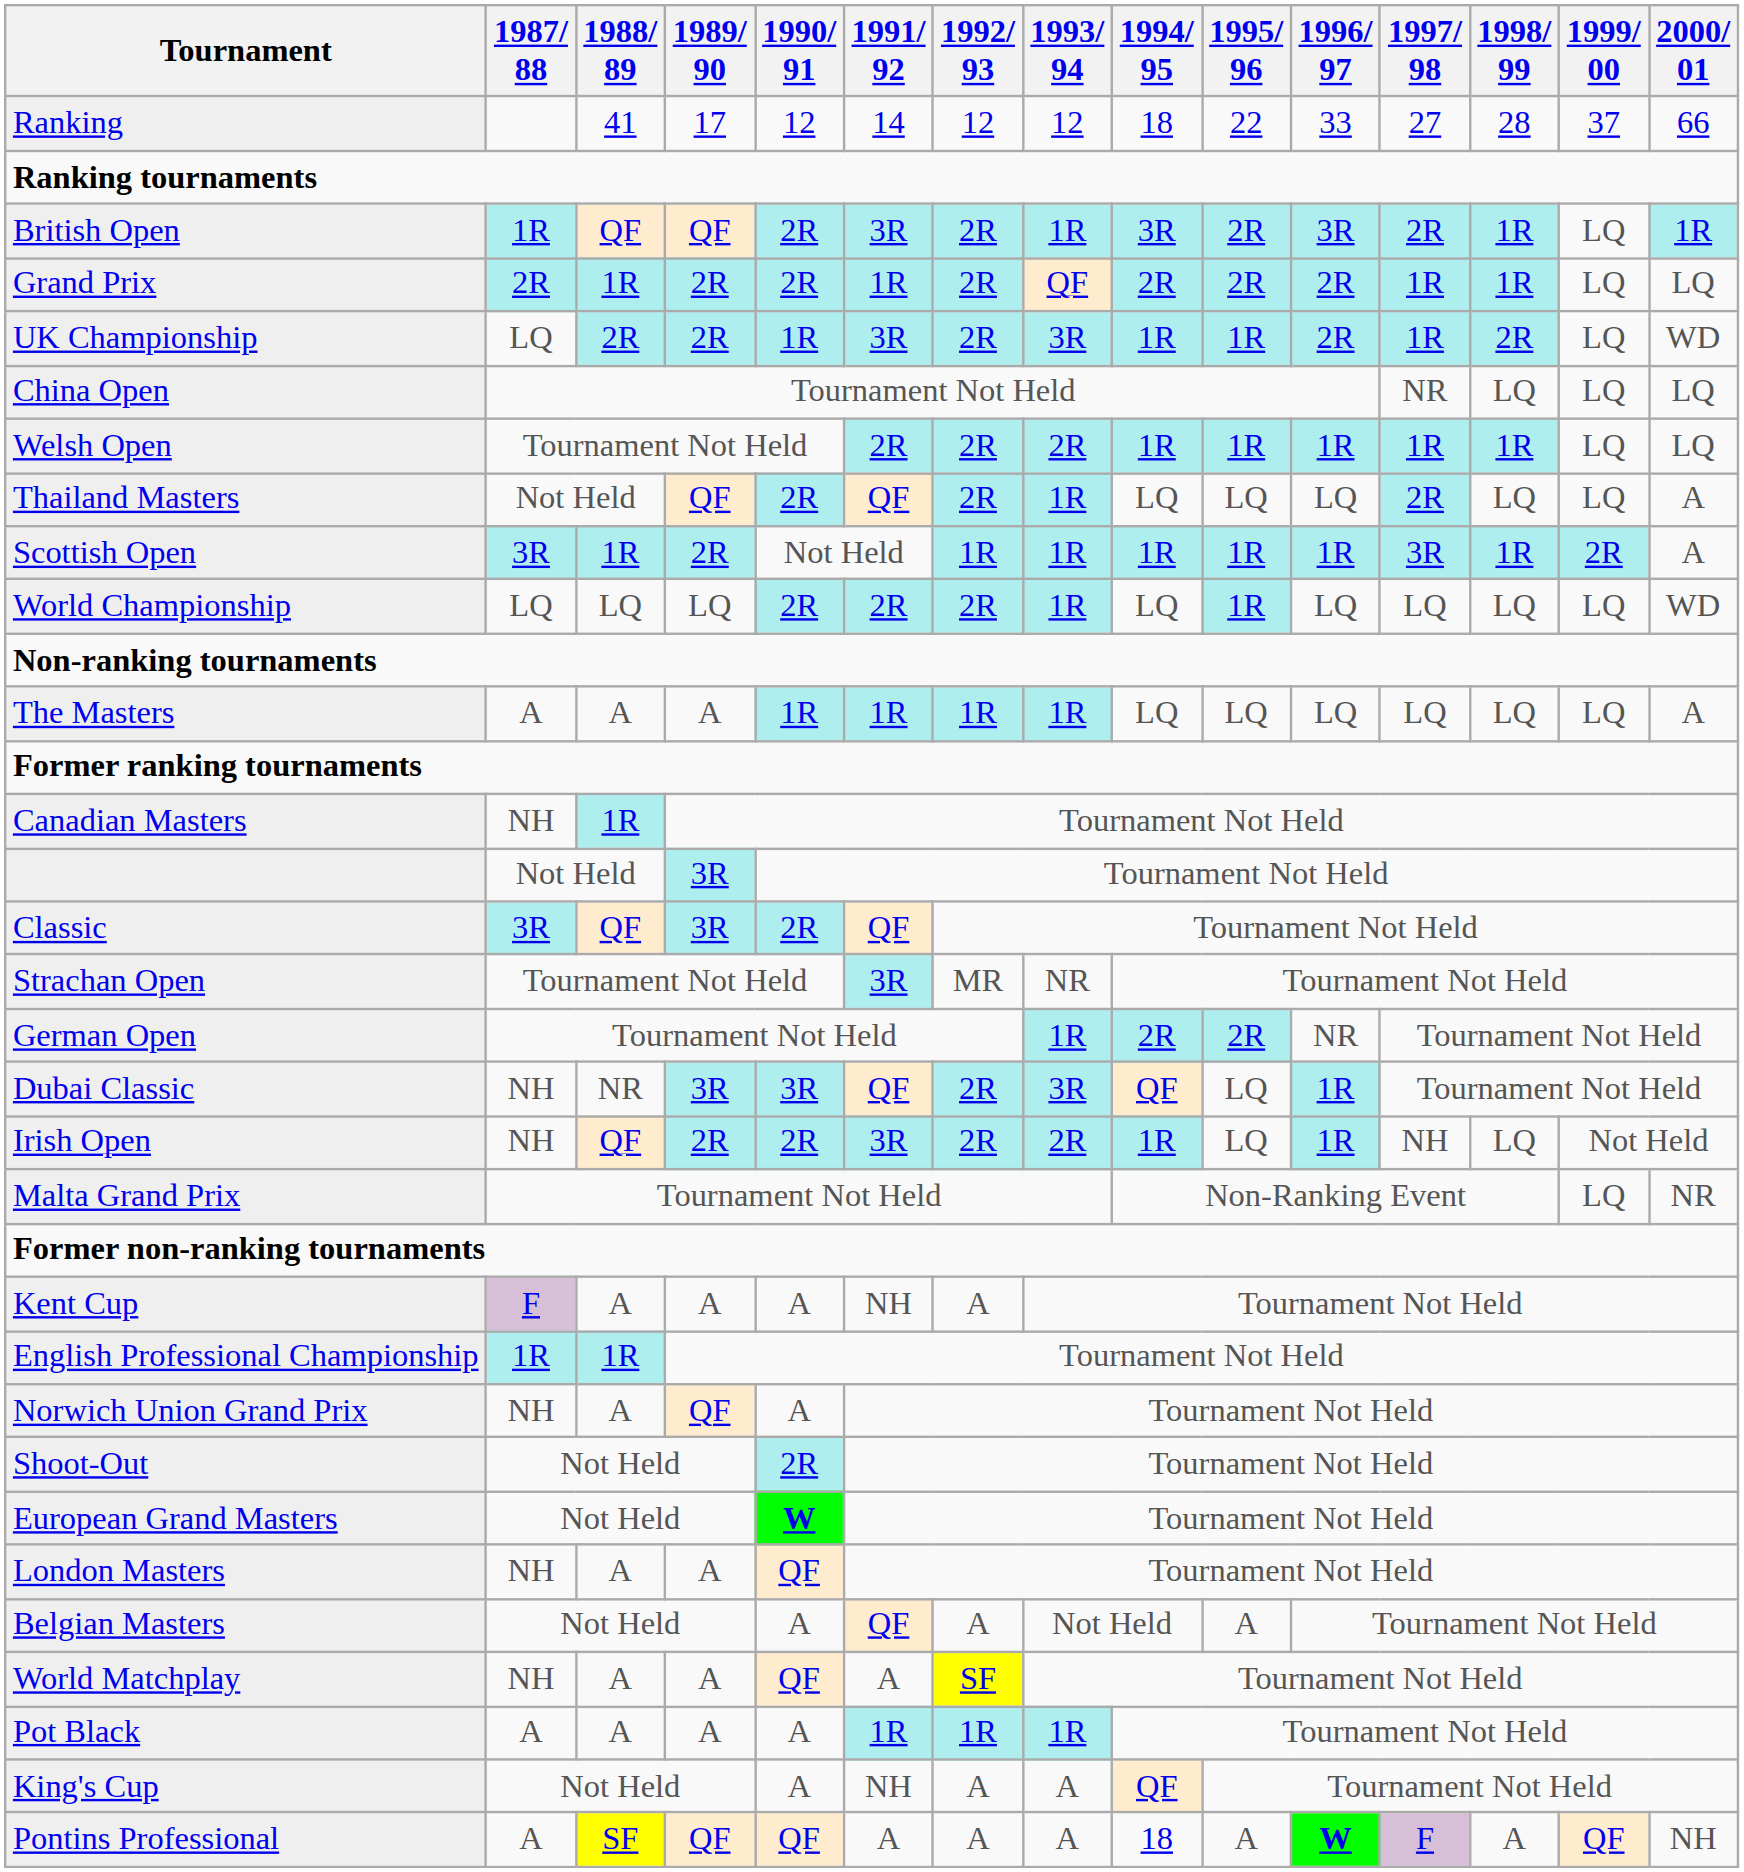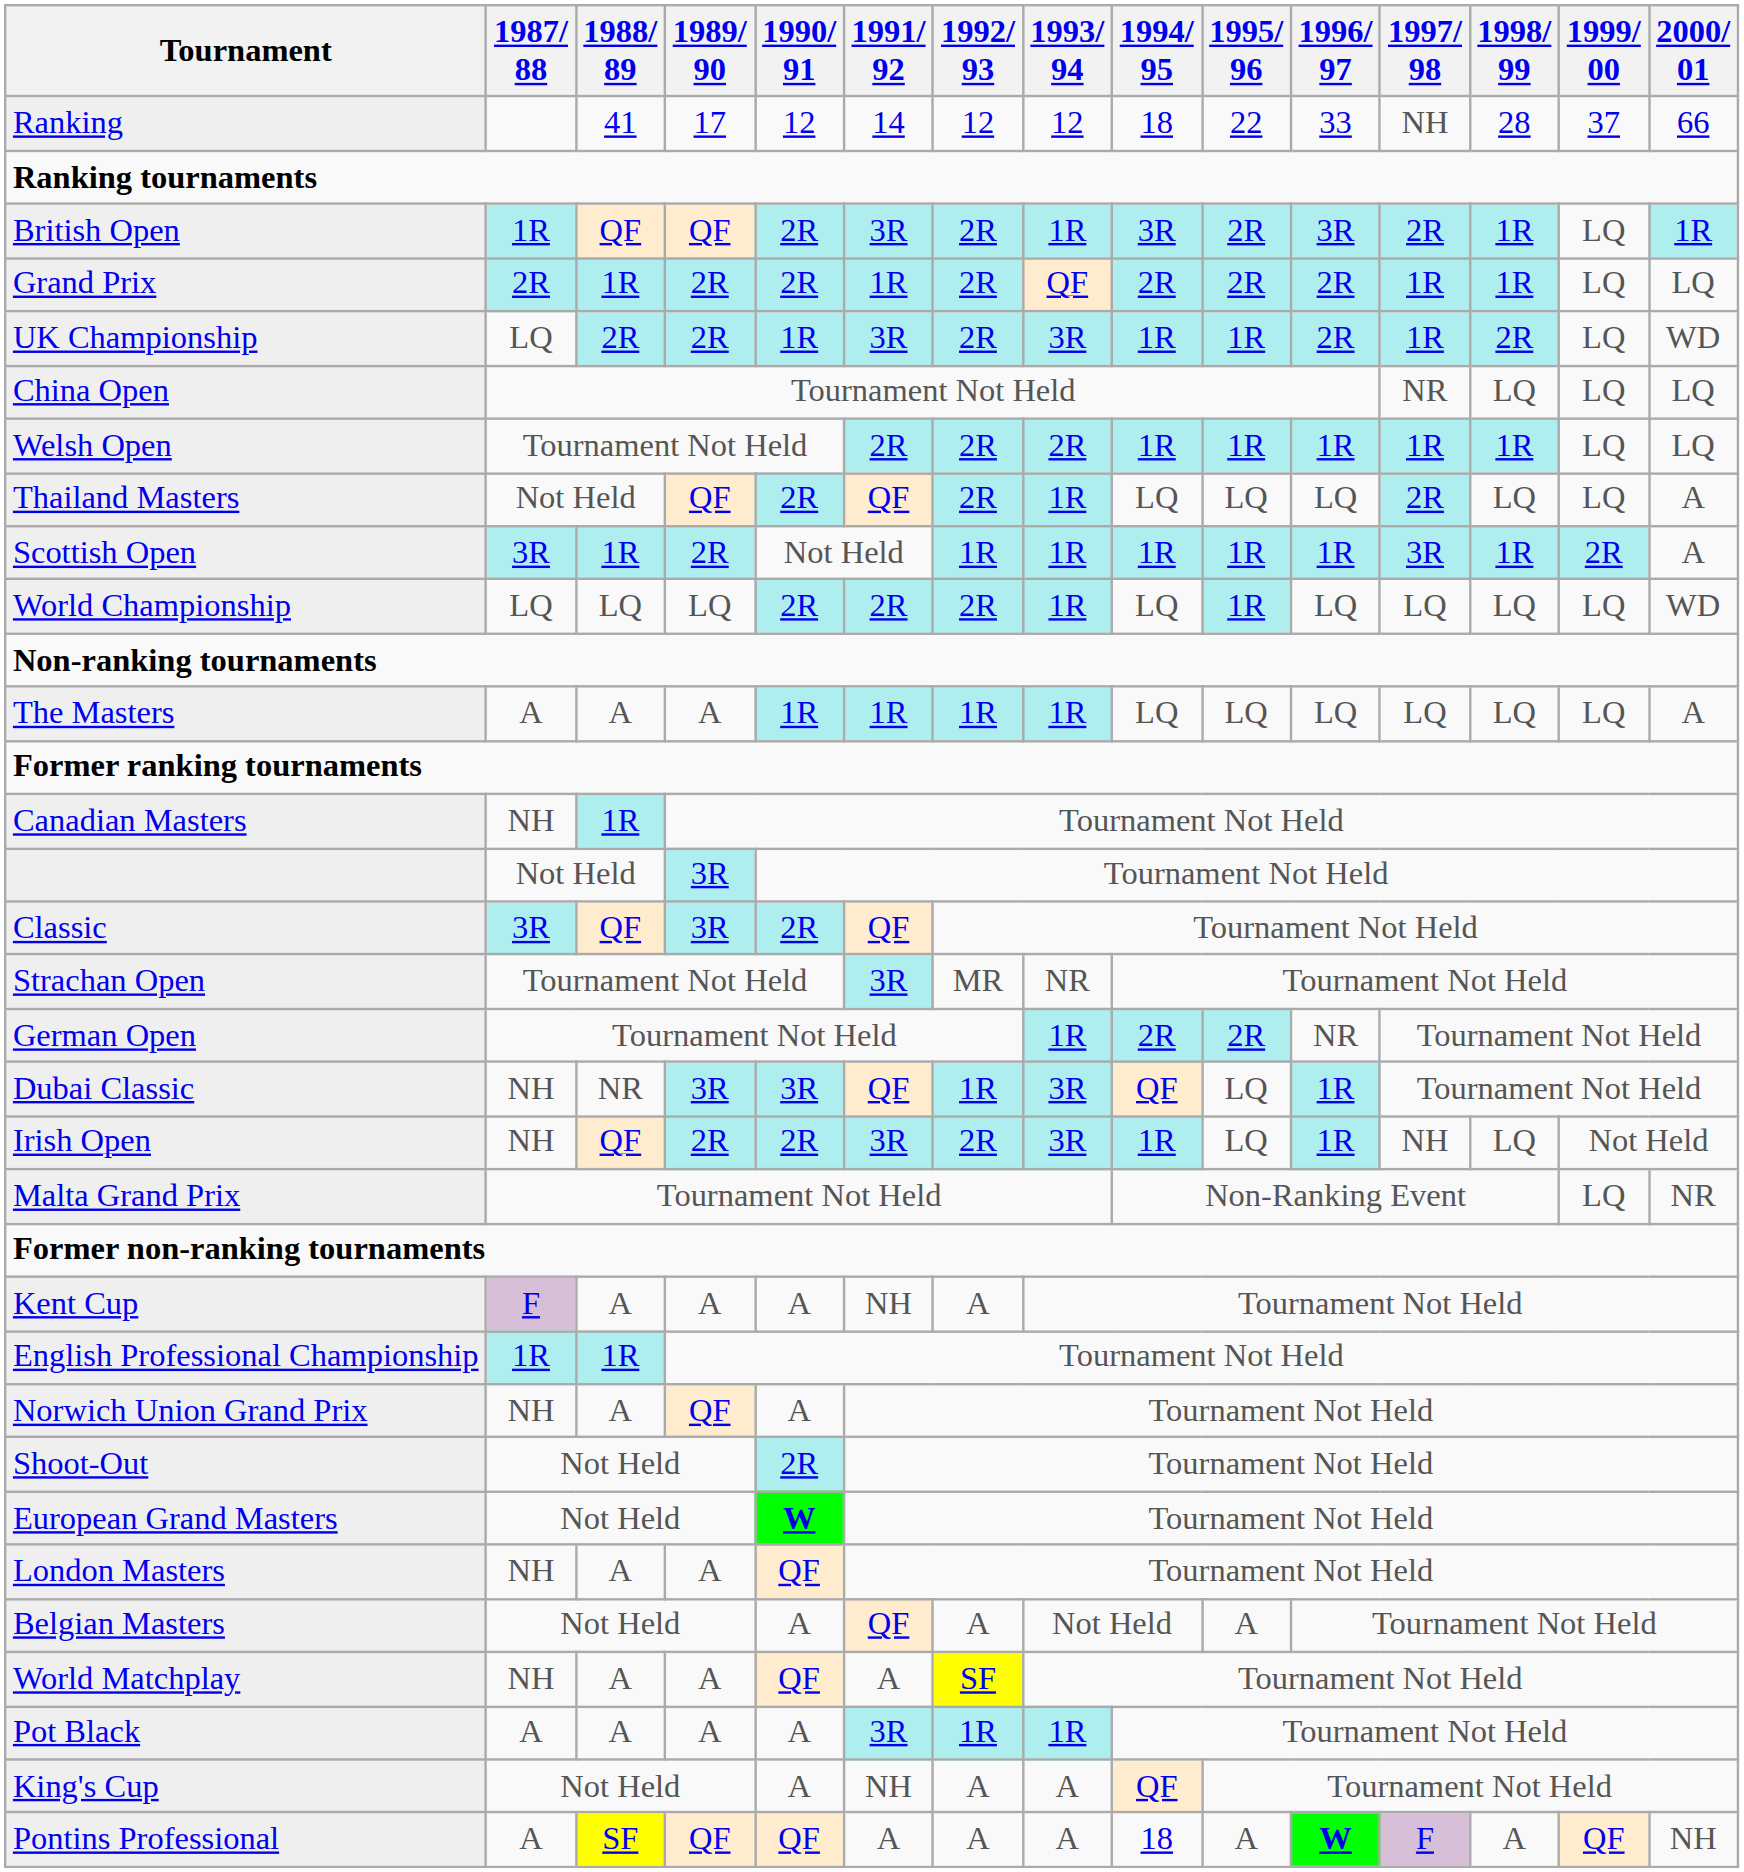(1425, 122) 27 -> (1425, 122) NH
(978, 1088) 2R -> (978, 1088) 1R
(1067, 1141) 2R -> (1067, 1141) 3R
(889, 1731) 1R -> (889, 1731) 3R
